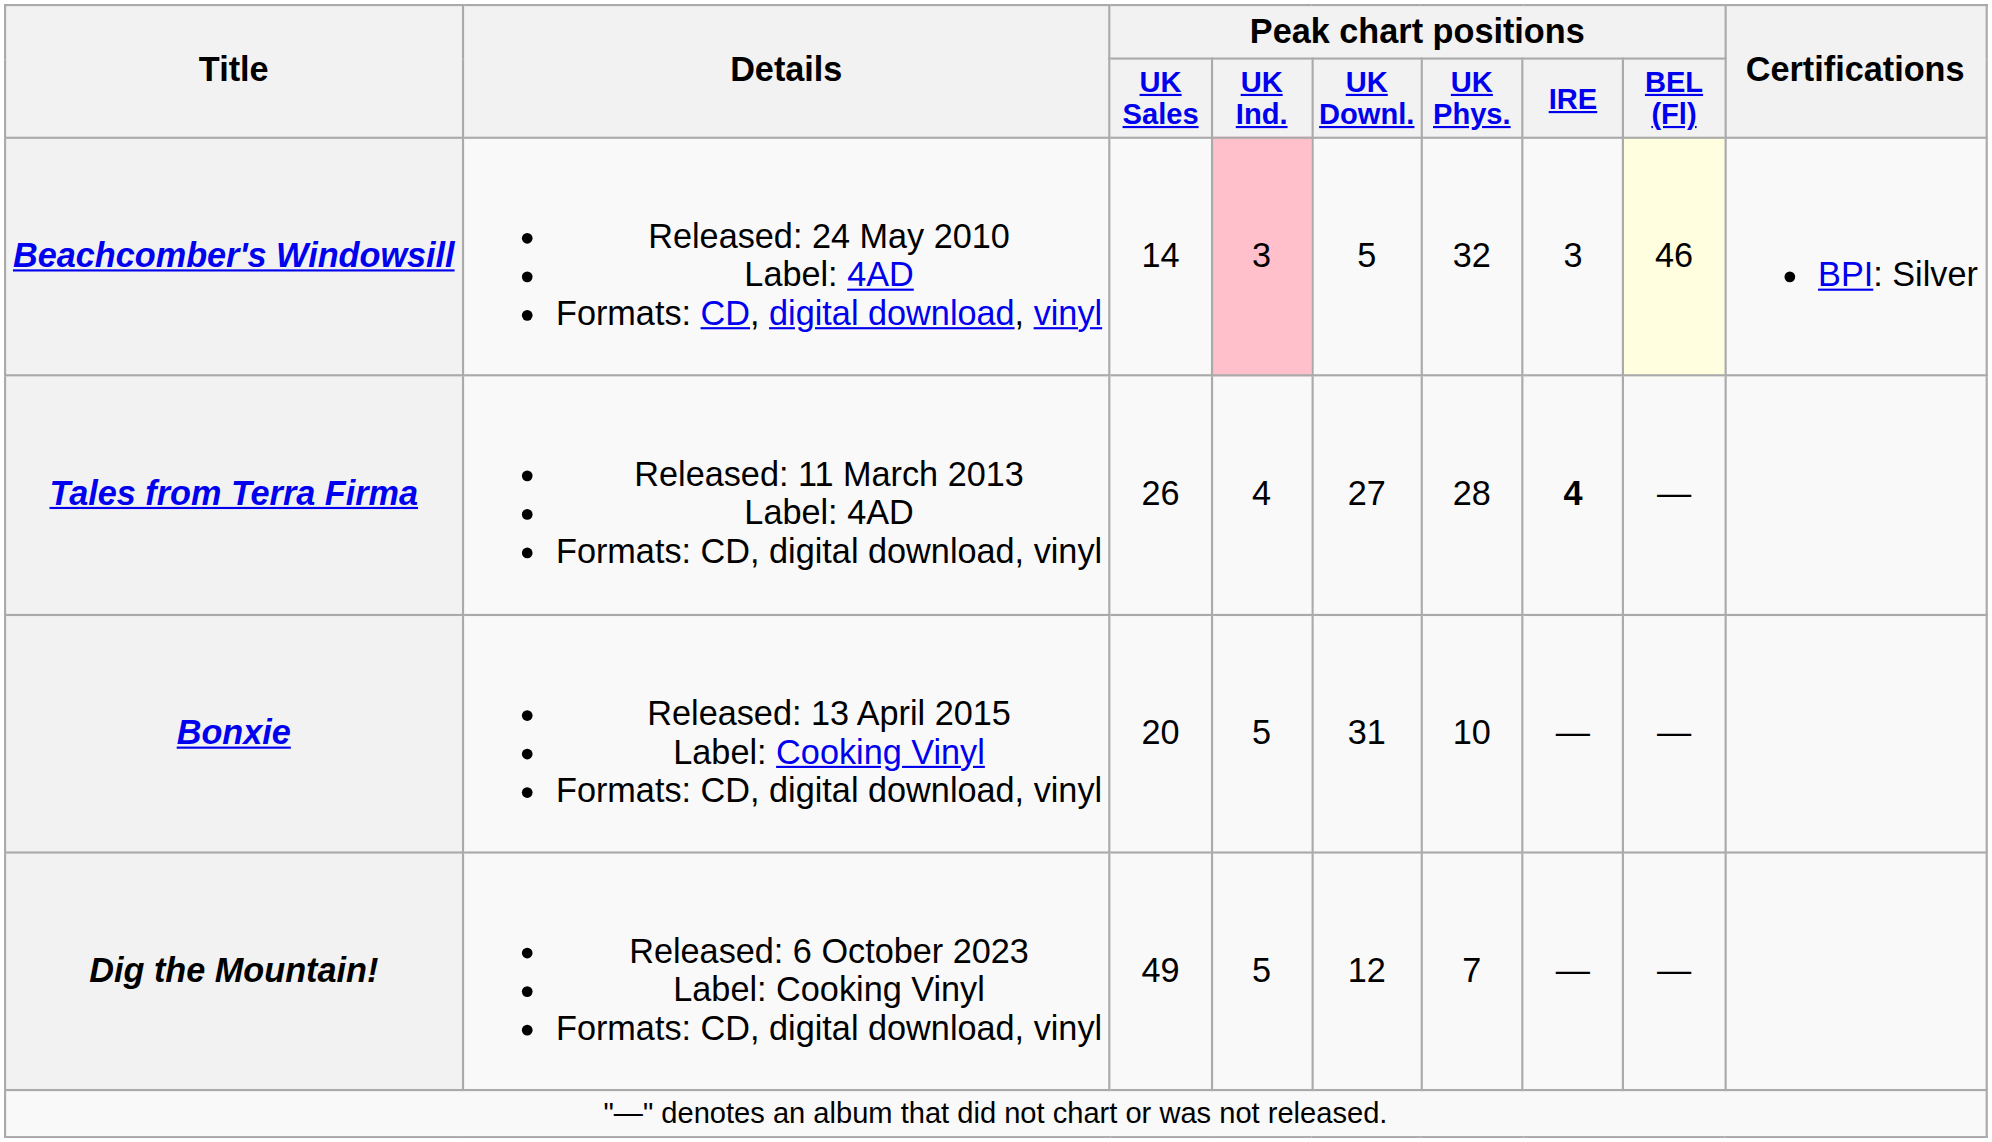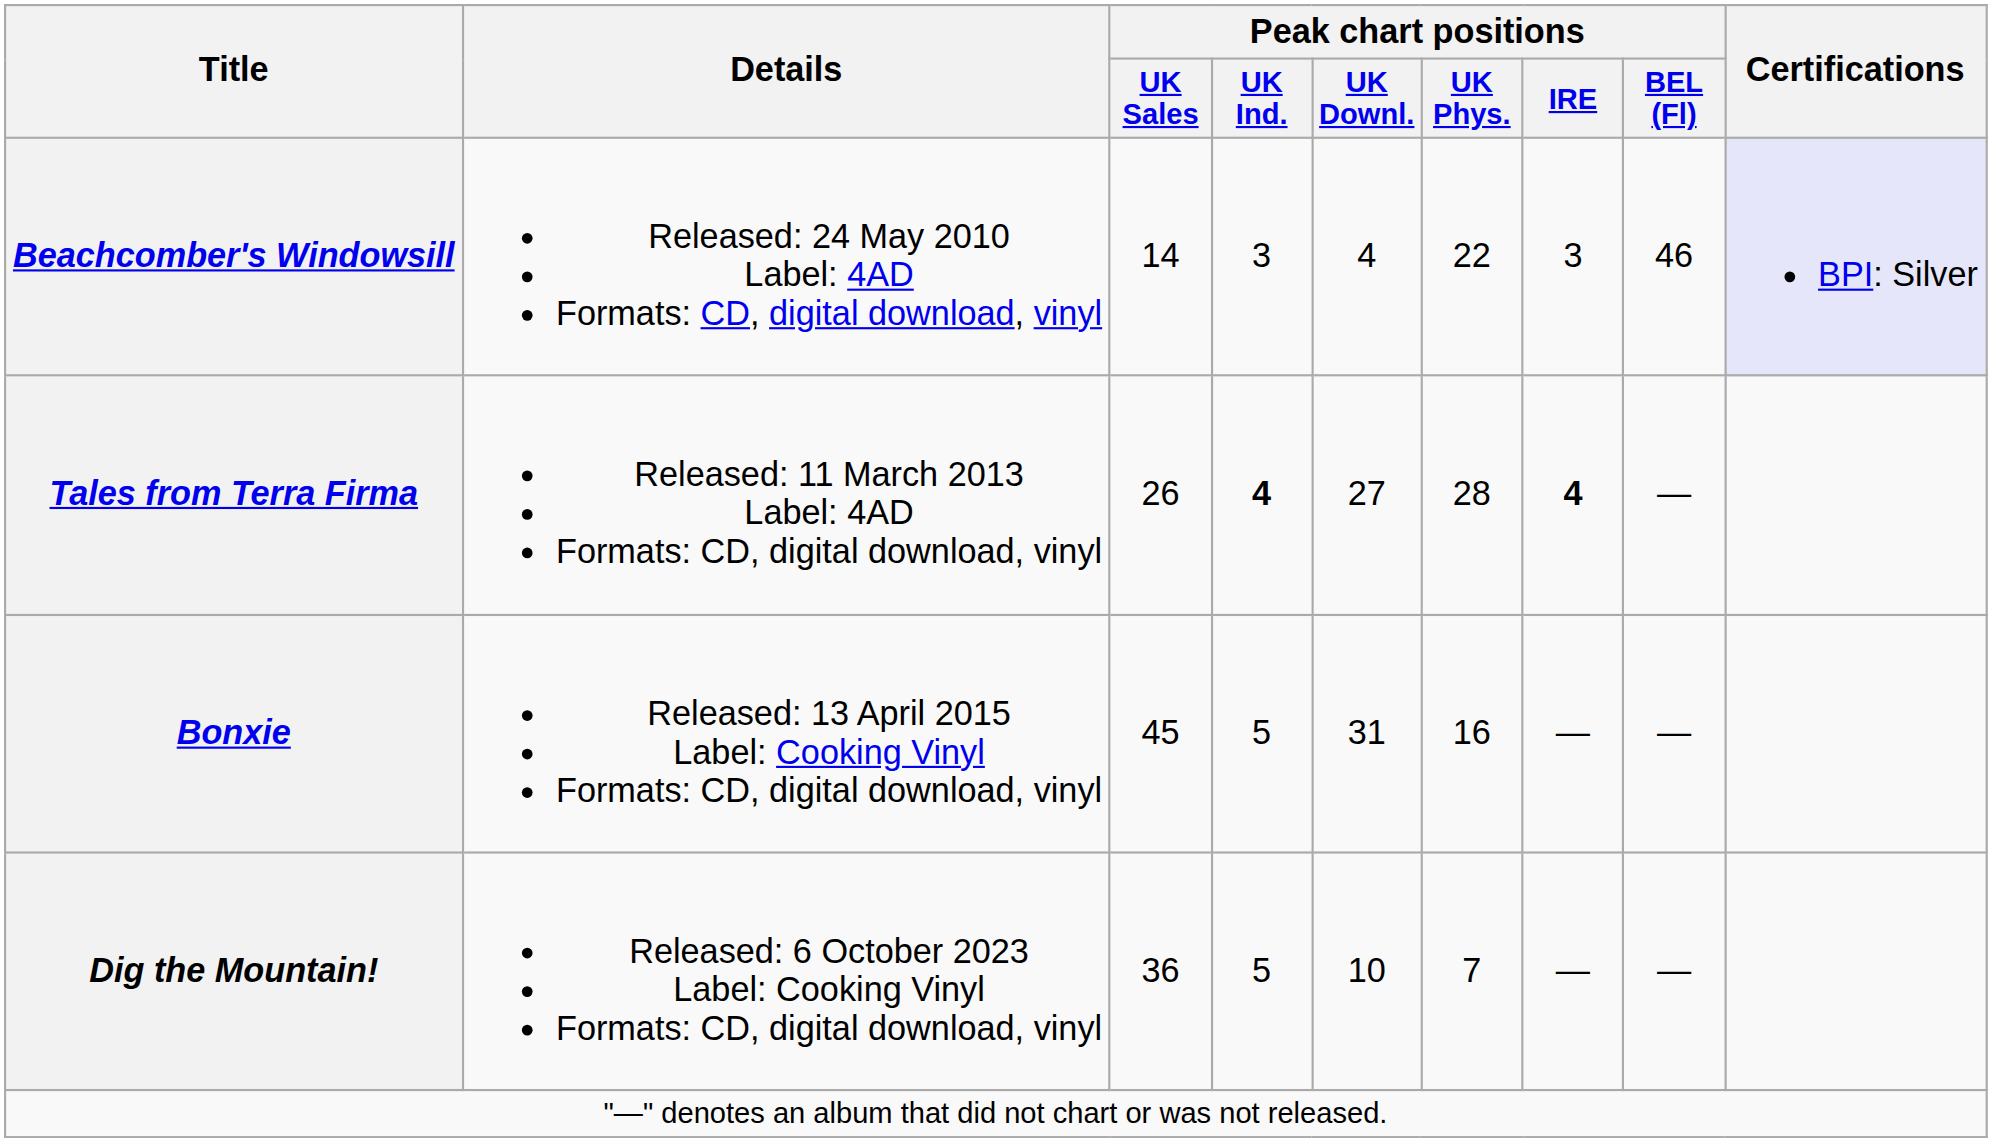(1262, 255) pink background -> (1262, 255) no background
(1367, 255) 5 -> (1367, 255) 4
(1472, 255) 32 -> (1472, 255) 22
(1674, 255) lightyellow background -> (1674, 255) no background
(1855, 276) no background -> (1855, 276) lavender background
(1262, 494) normal -> (1262, 494) bold
(1161, 732) 20 -> (1161, 732) 45
(1472, 732) 10 -> (1472, 732) 16
(1161, 970) 49 -> (1161, 970) 36
(1367, 970) 12 -> (1367, 970) 10
